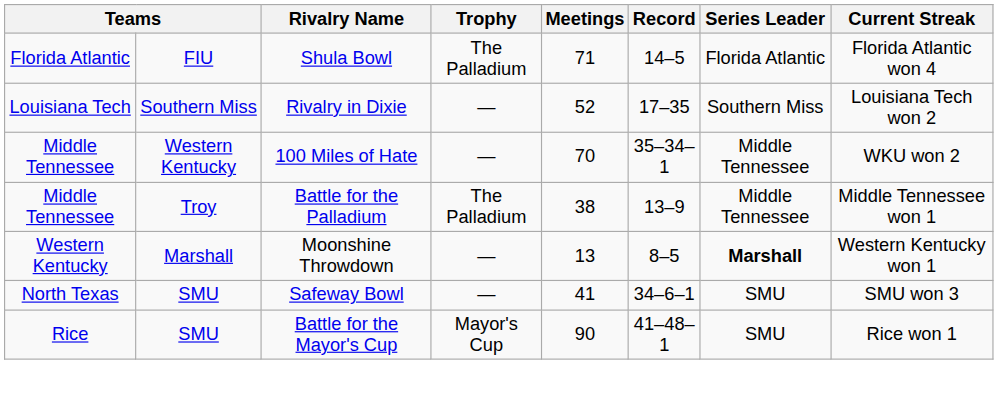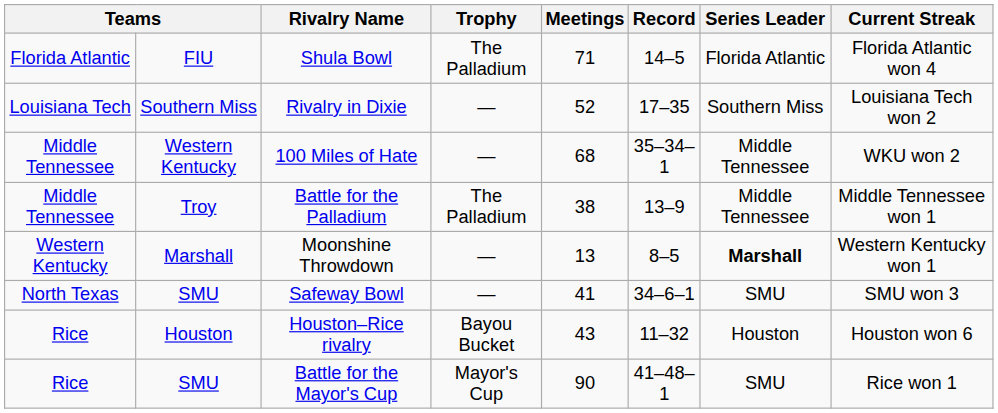(585, 157) 70 -> (585, 157) 68
+ row: (346, 334)
